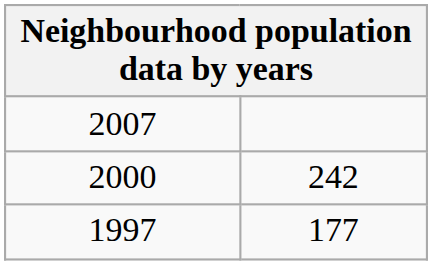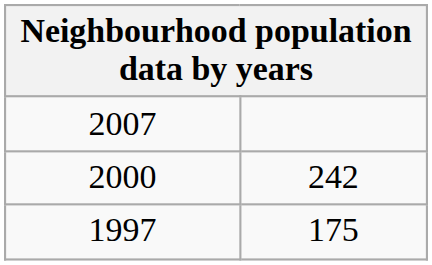(333, 230) 177 -> (333, 230) 175
